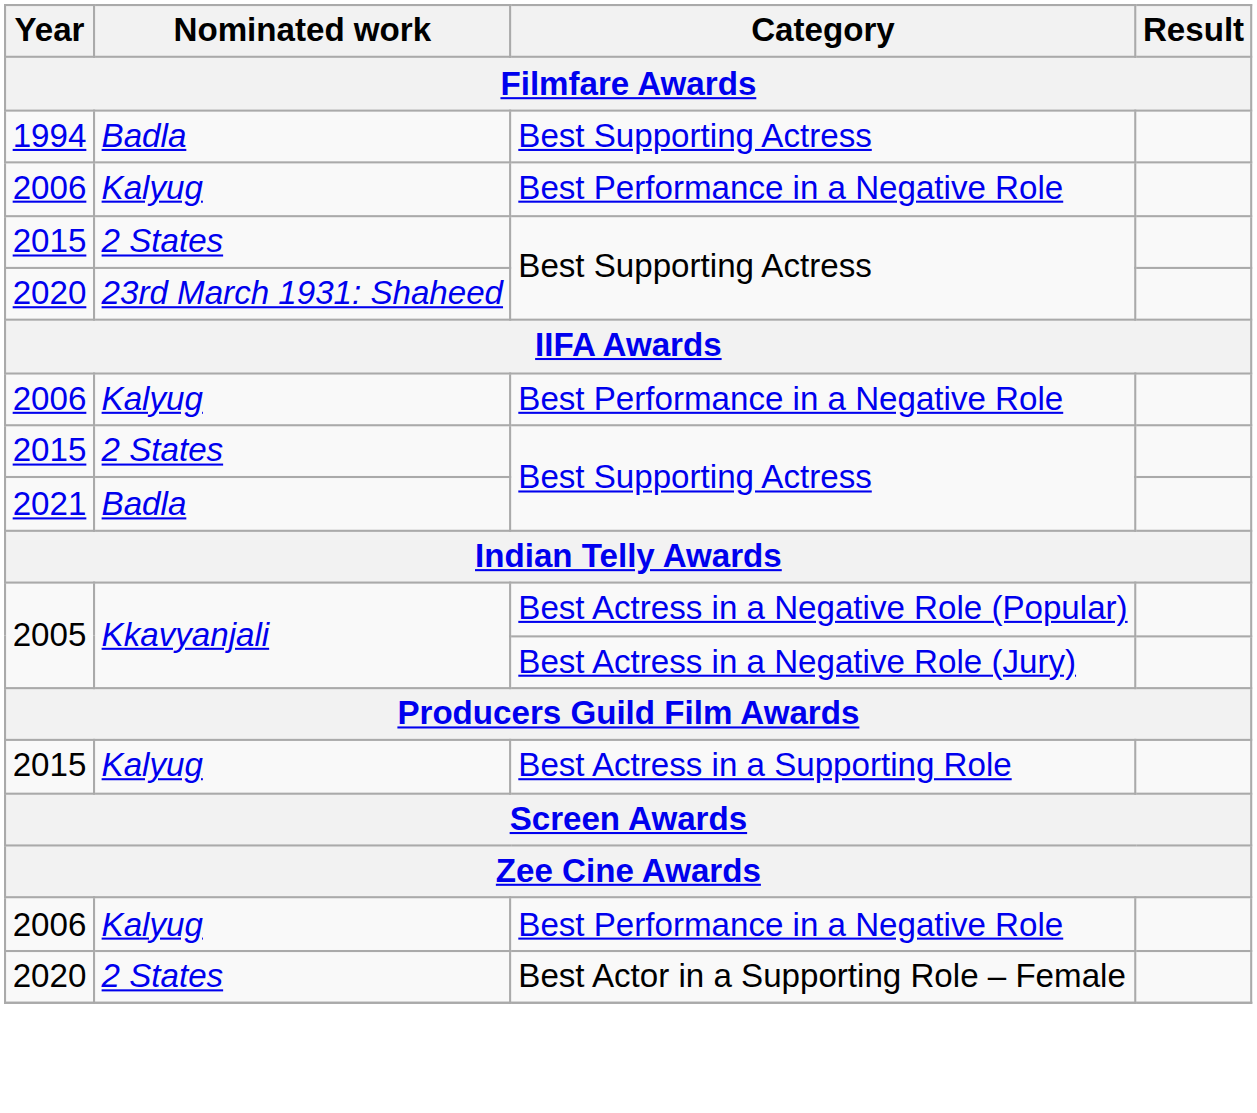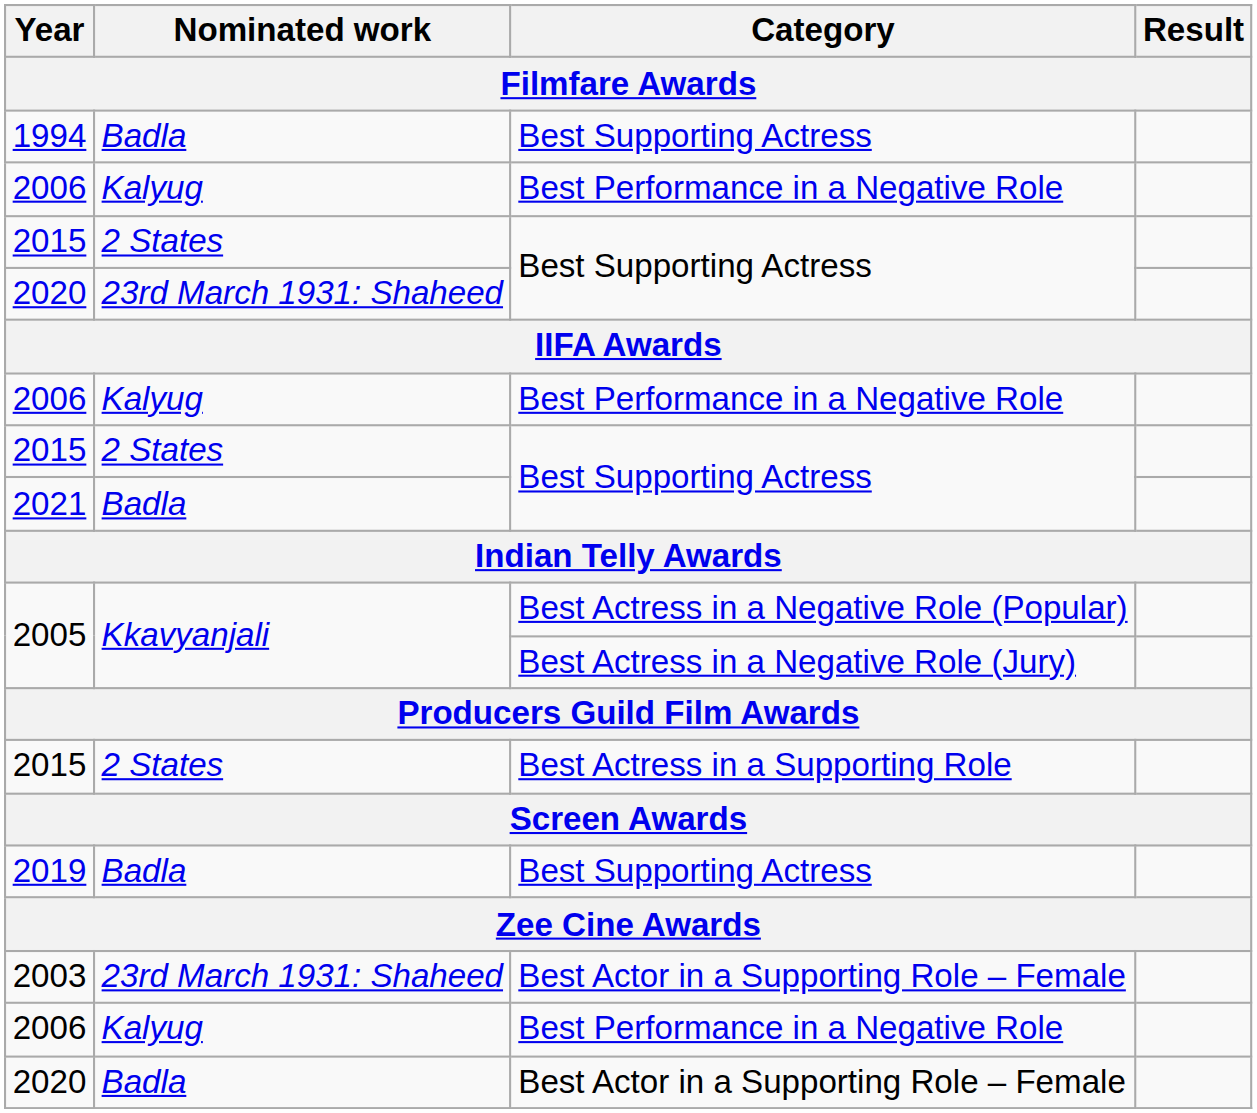(152, 766) Kalyug -> (162, 766) 2 States
+ row: (50, 871)
+ row: (50, 976)
(162, 976) 2 States -> (144, 1081) Badla
